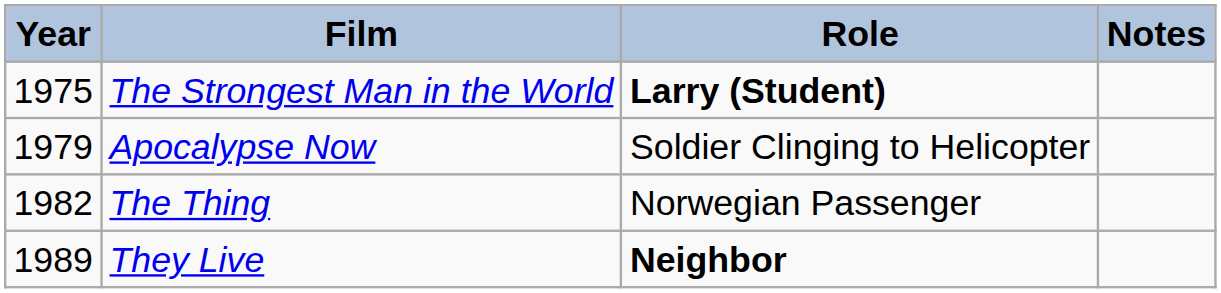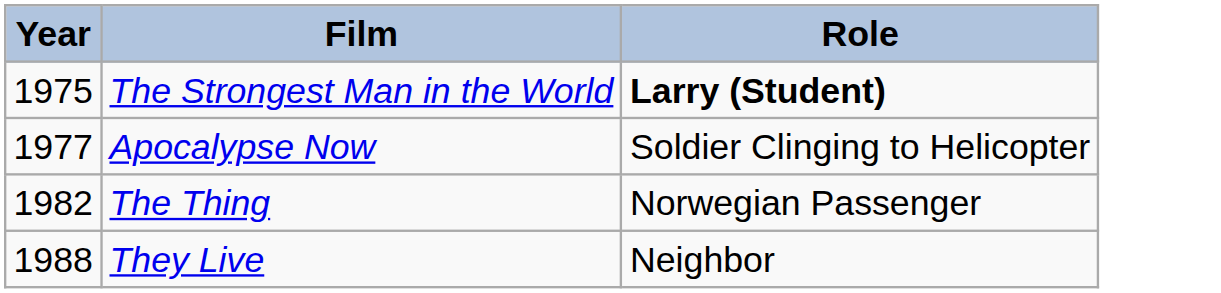- column: (1156, 34)
(53, 147) 1979 -> (53, 147) 1977
(53, 260) 1989 -> (53, 260) 1988
(708, 260) bold -> (702, 260) normal
